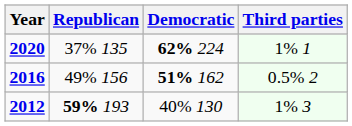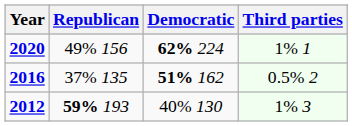(96, 48) 37% 135 -> (96, 48) 49% 156
(96, 77) 49% 156 -> (96, 77) 37% 135
